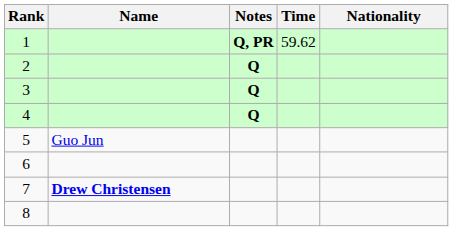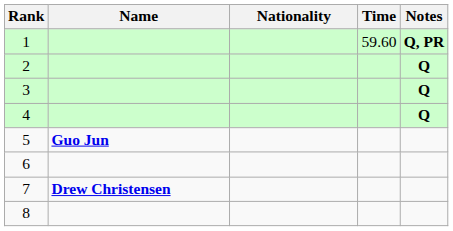columns swapped: (384, 16) <-> (253, 16)
(298, 41) 59.62 -> (379, 41) 59.60
(78, 139) normal -> (80, 139) bold
